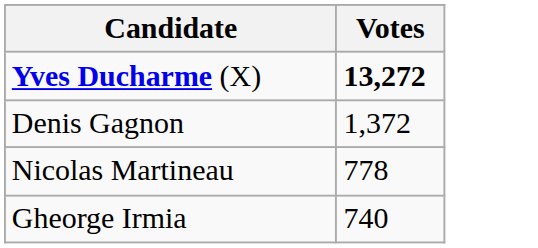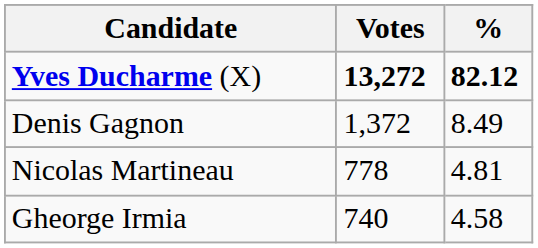+ column: (488, 28)
